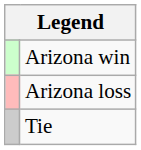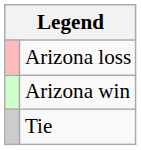rows swapped: (78, 57) <-> (78, 92)
